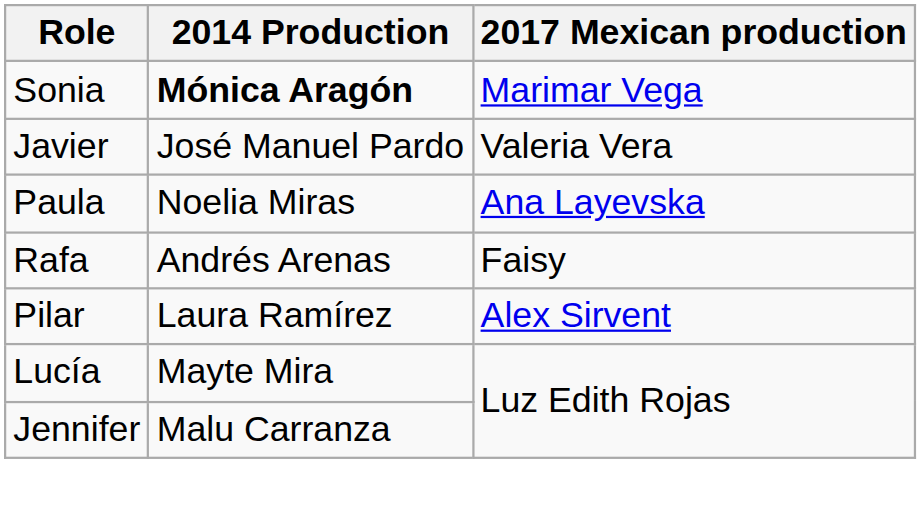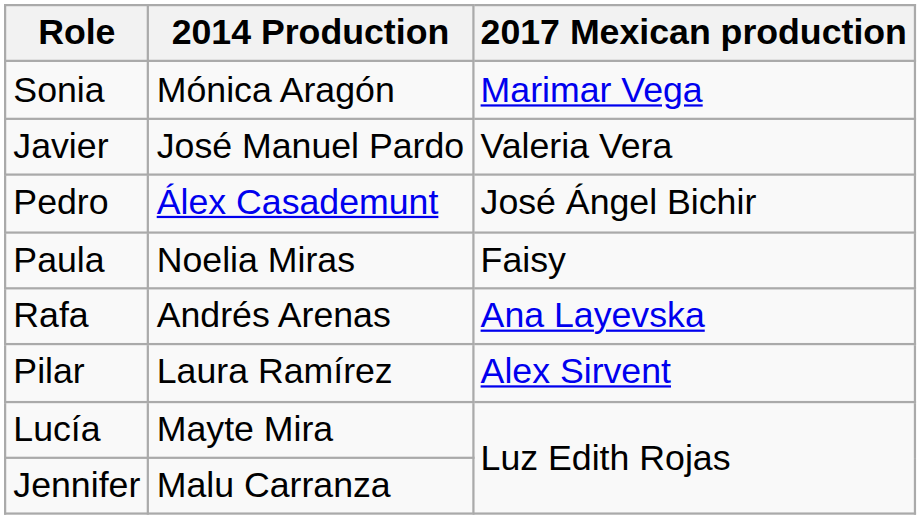(285, 89) bold -> (276, 89) normal
+ row: (61, 202)
(593, 202) Ana Layevska -> (523, 259) Faisy
(523, 259) Faisy -> (593, 315) Ana Layevska
